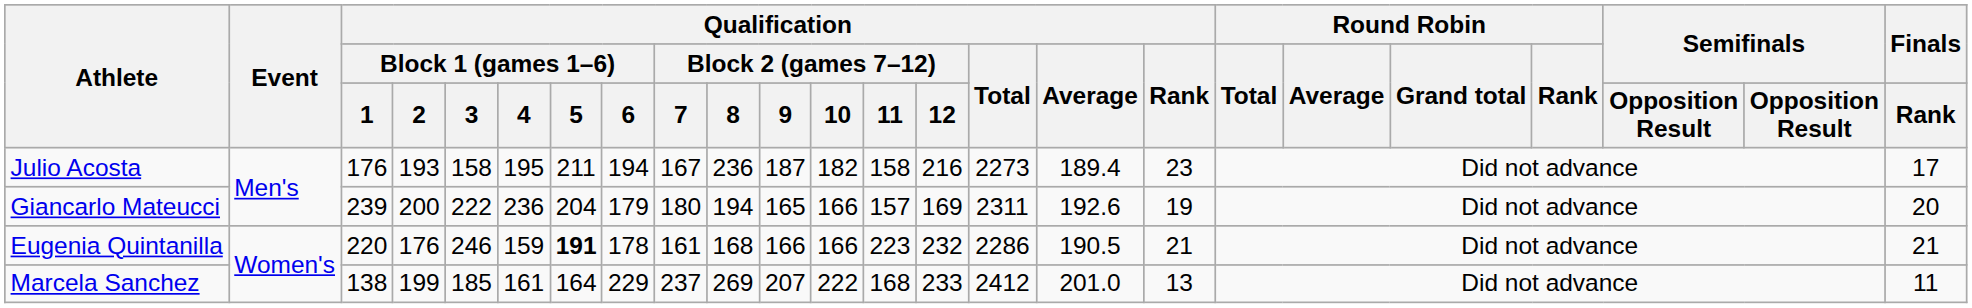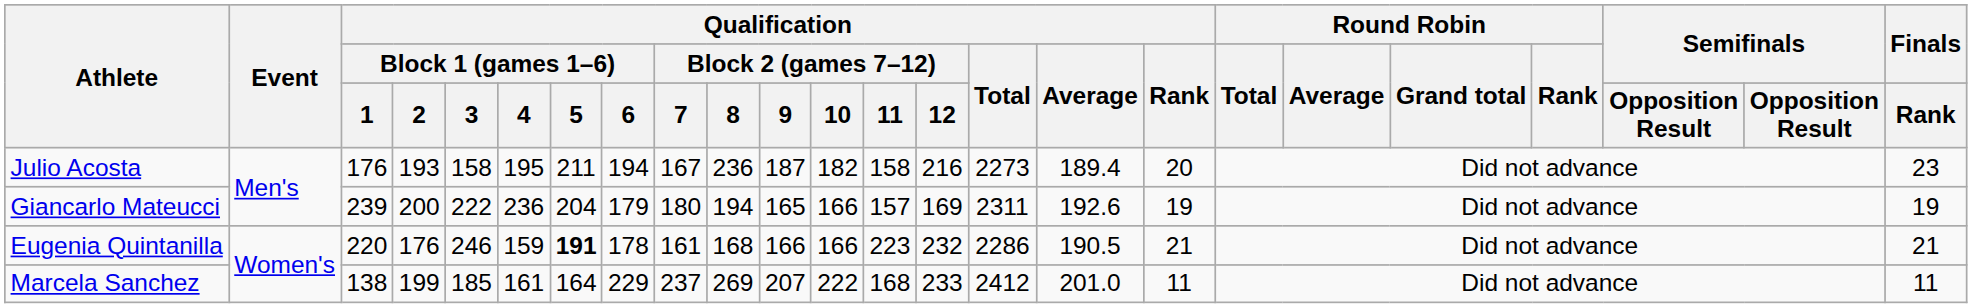(1179, 168) 23 -> (1179, 168) 20
(1926, 168) 17 -> (1926, 168) 23
(1926, 206) 20 -> (1926, 206) 19
(1179, 284) 13 -> (1179, 284) 11
